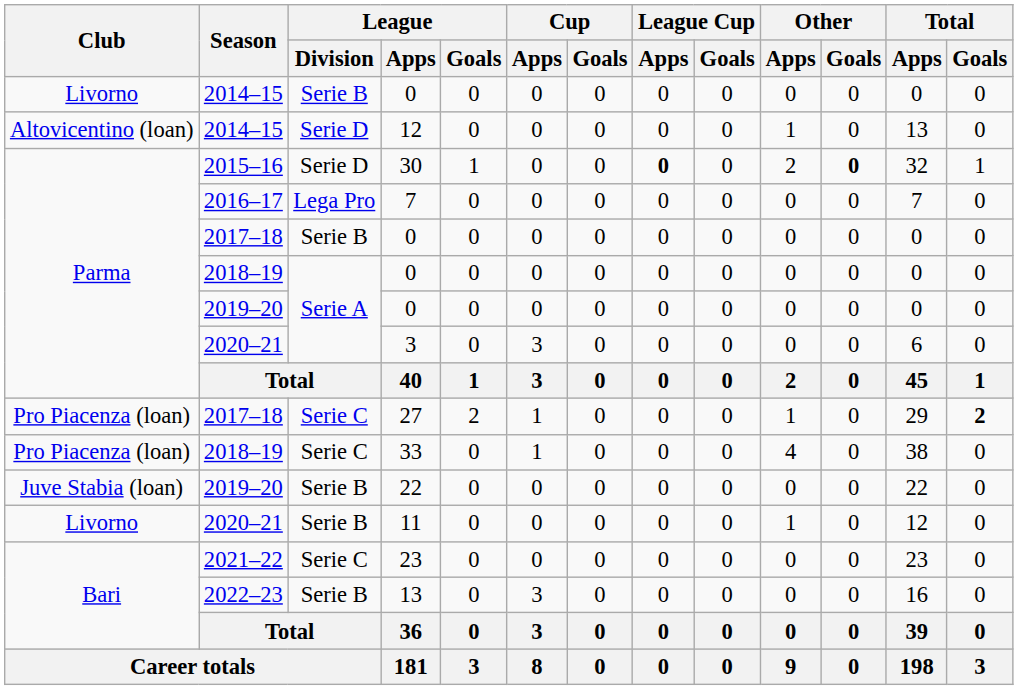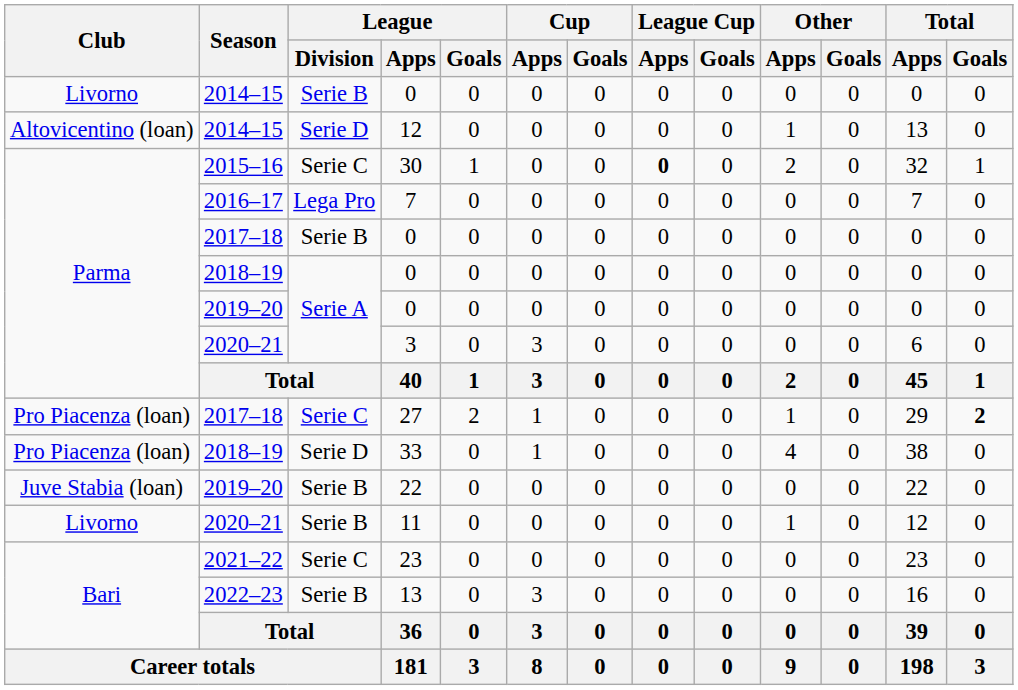(334, 165) Serie D -> (334, 165) Serie C
(854, 165) bold -> (854, 165) normal
(334, 451) Serie C -> (334, 451) Serie D
